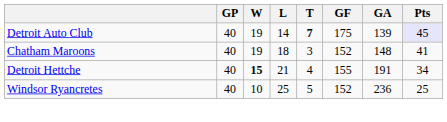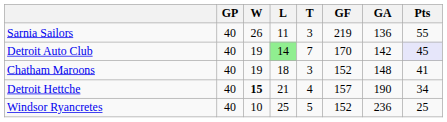+ row: (40, 32)
(283, 32) no background -> (283, 51) lightgreen background
(310, 32) bold -> (310, 51) normal
(343, 32) 175 -> (343, 51) 170
(383, 32) 139 -> (383, 51) 142
(343, 70) 155 -> (343, 88) 157
(383, 70) 191 -> (383, 88) 190
